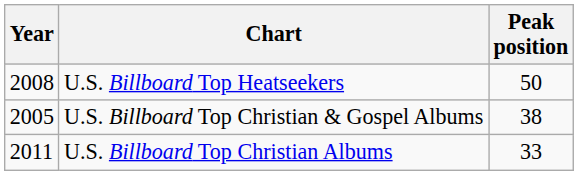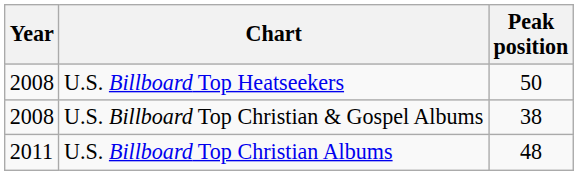(32, 116) 2005 -> (32, 116) 2008
(531, 151) 33 -> (531, 151) 48
